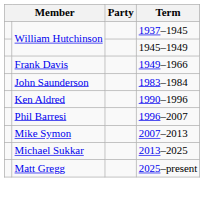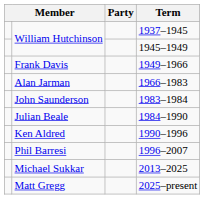+ row: (42, 82)
+ row: (41, 116)
- row: (43, 133)
